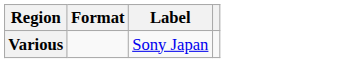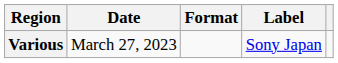+ column: (124, 17)
